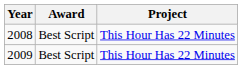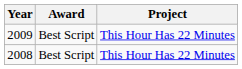rows swapped: (20, 34) <-> (20, 54)
